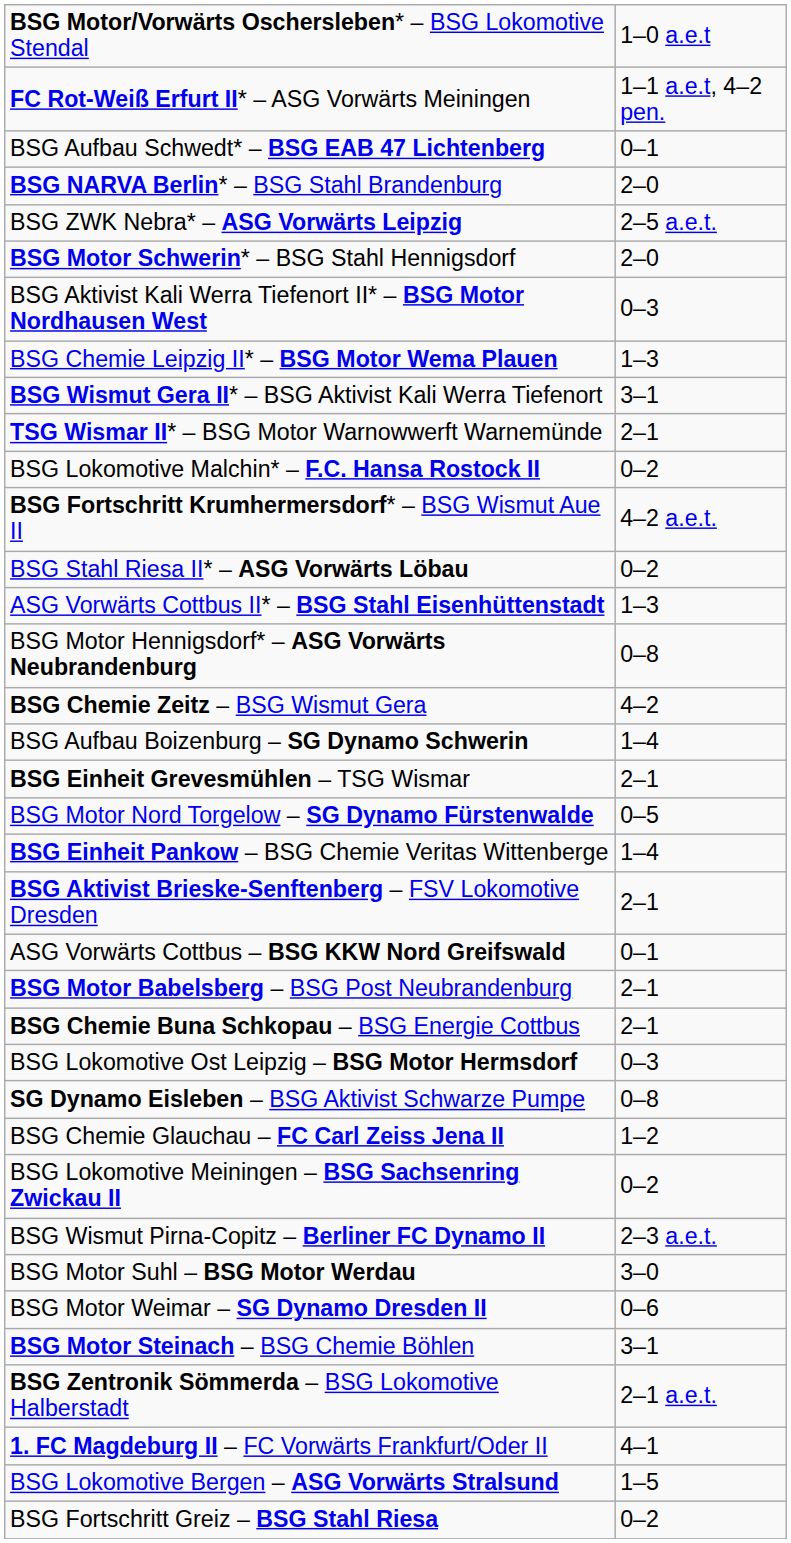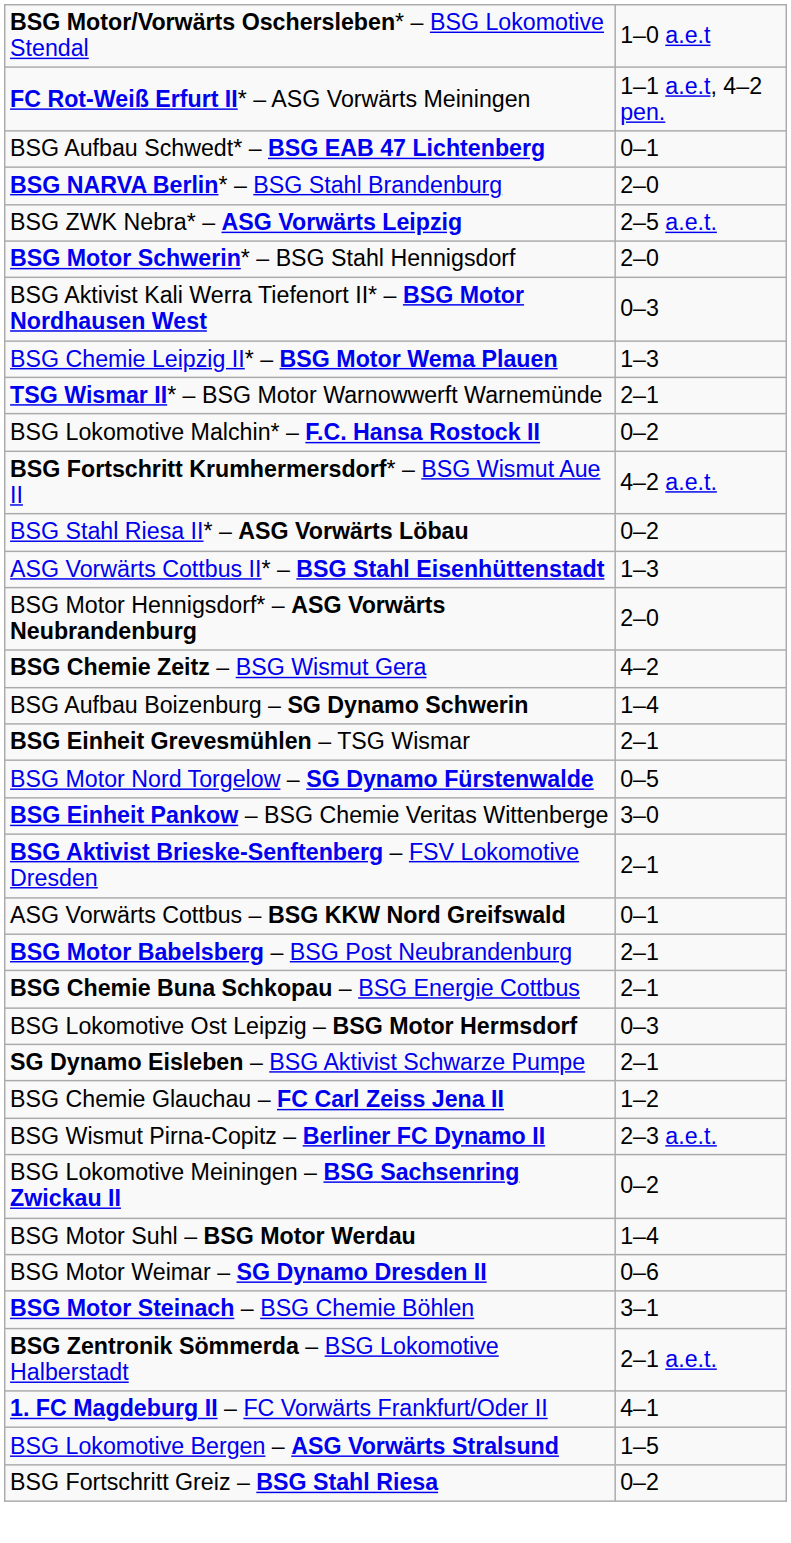- row: (306, 395)
(639, 655) 0–8 -> (639, 618) 2–0
(639, 852) 1–4 -> (639, 815) 3–0
(639, 1099) 0–8 -> (639, 1062) 2–1
rows swapped: (278, 1235) <-> (265, 1185)
(639, 1272) 3–0 -> (639, 1235) 1–4
